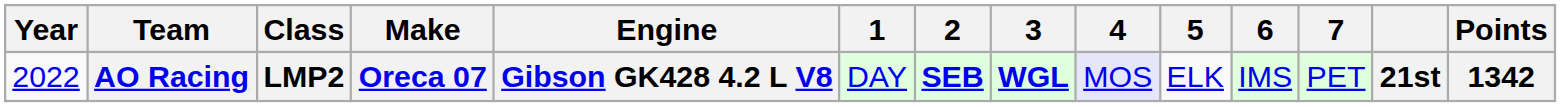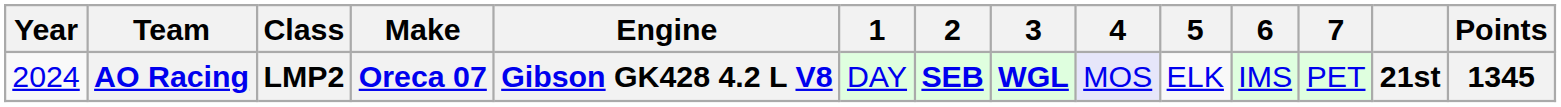(46, 76) 2022 -> (46, 76) 2024
(1501, 76) 1342 -> (1501, 76) 1345
